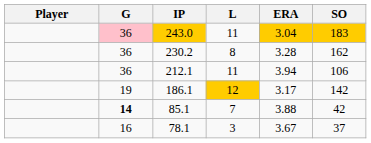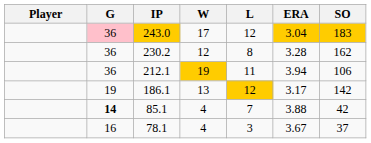+ column: (203, 14)
(233, 33) 11 -> (250, 33) 12
